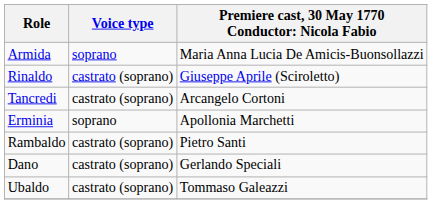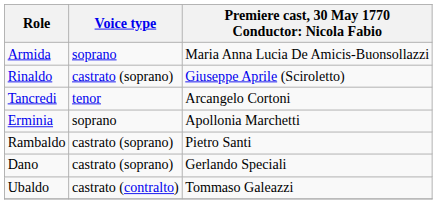(123, 98) castrato (soprano) -> (87, 98) tenor
(123, 187) castrato (soprano) -> (125, 187) castrato (contralto)
